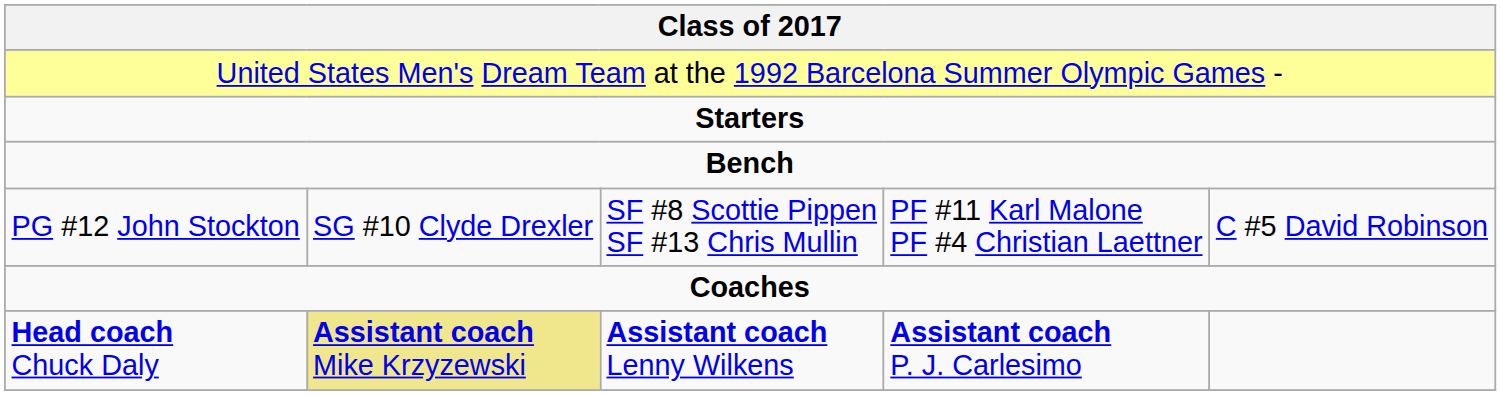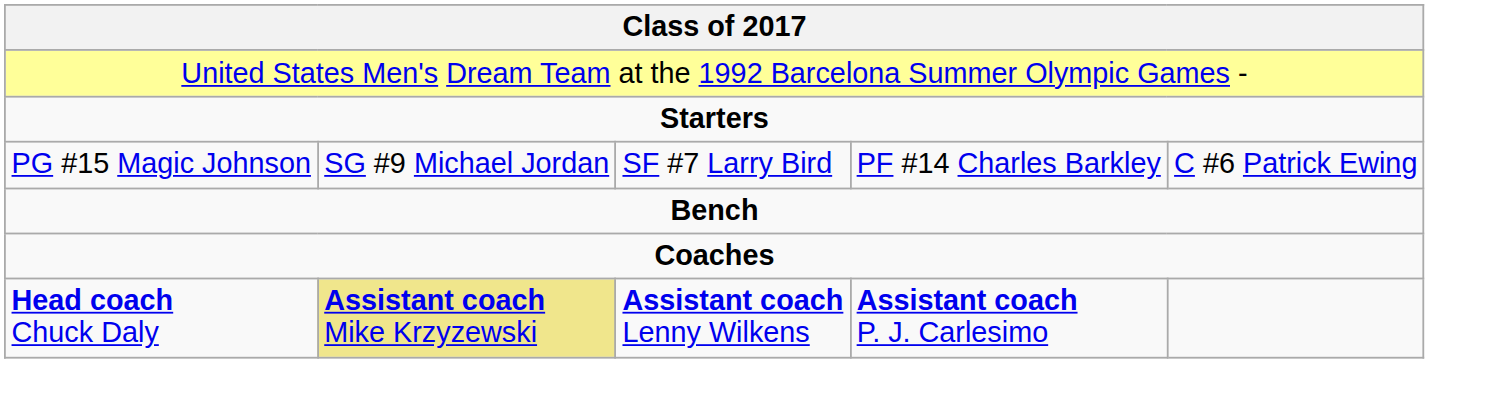+ row: (161, 164)
- row: (156, 226)
